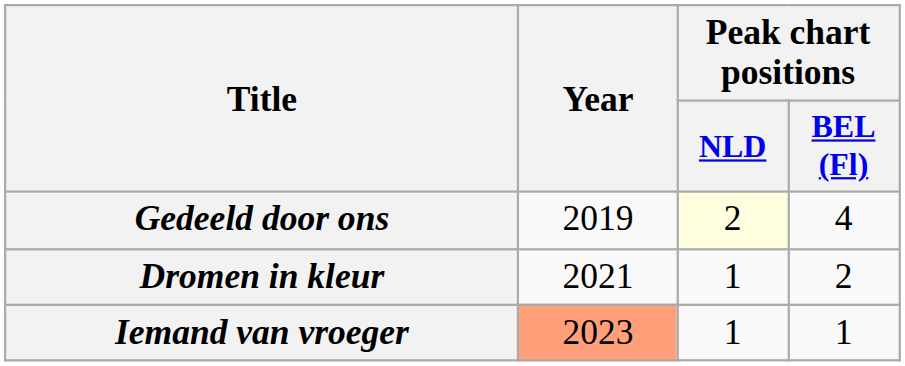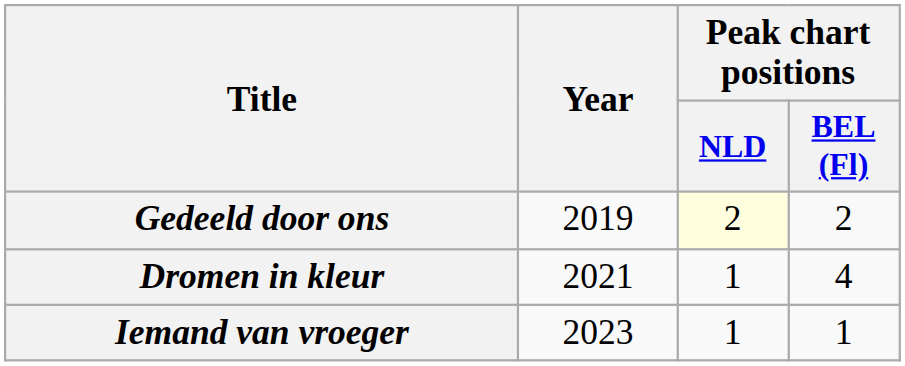(844, 219) 4 -> (844, 219) 2
(844, 275) 2 -> (844, 275) 4
(598, 332) lightsalmon background -> (598, 332) no background
